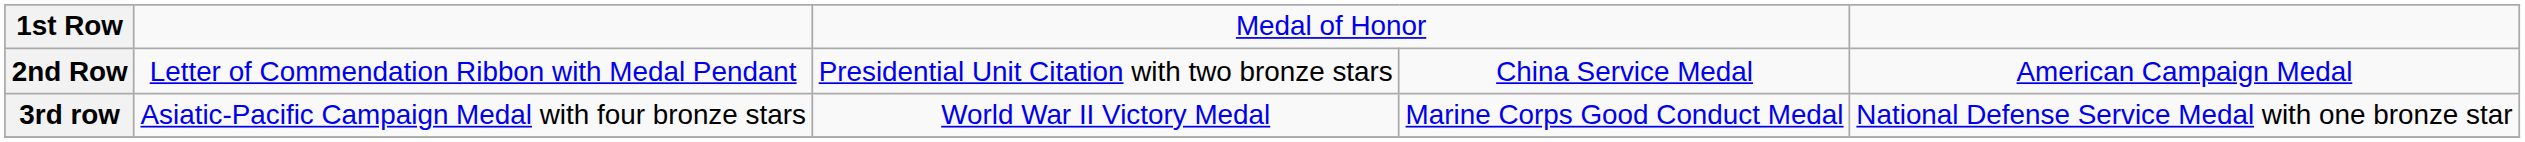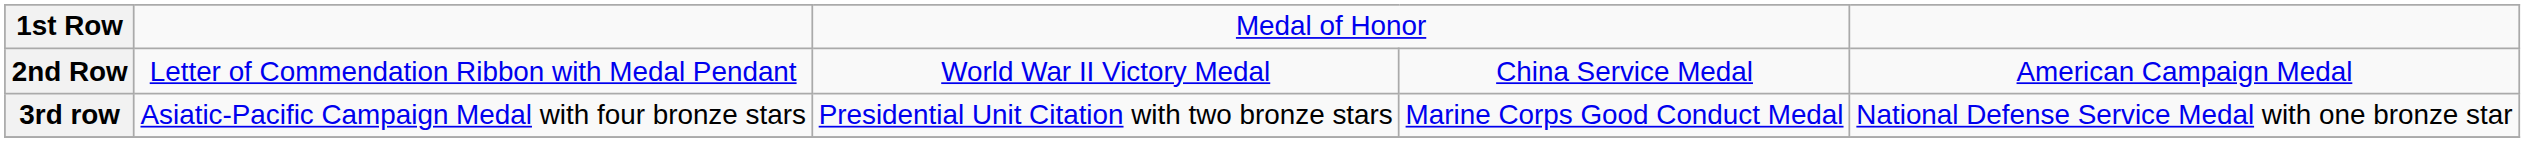(1106, 70) Presidential Unit Citation with two bronze stars -> (1106, 70) World War II Victory Medal
(1106, 114) World War II Victory Medal -> (1106, 114) Presidential Unit Citation with two bronze stars
